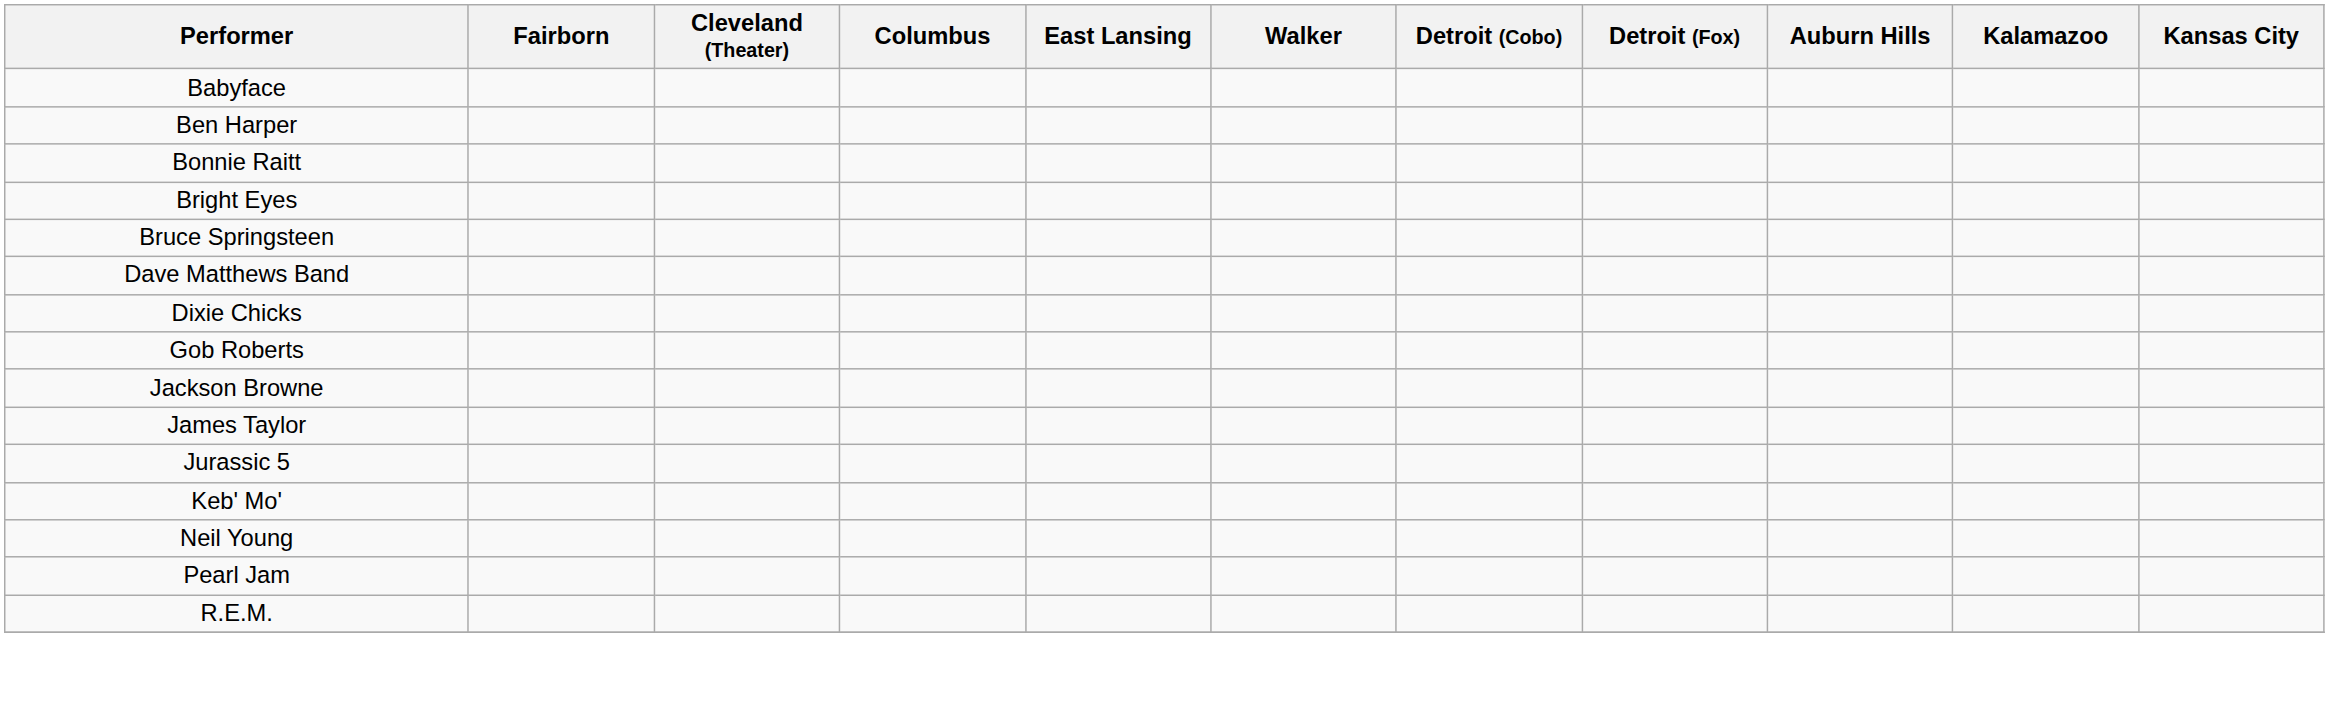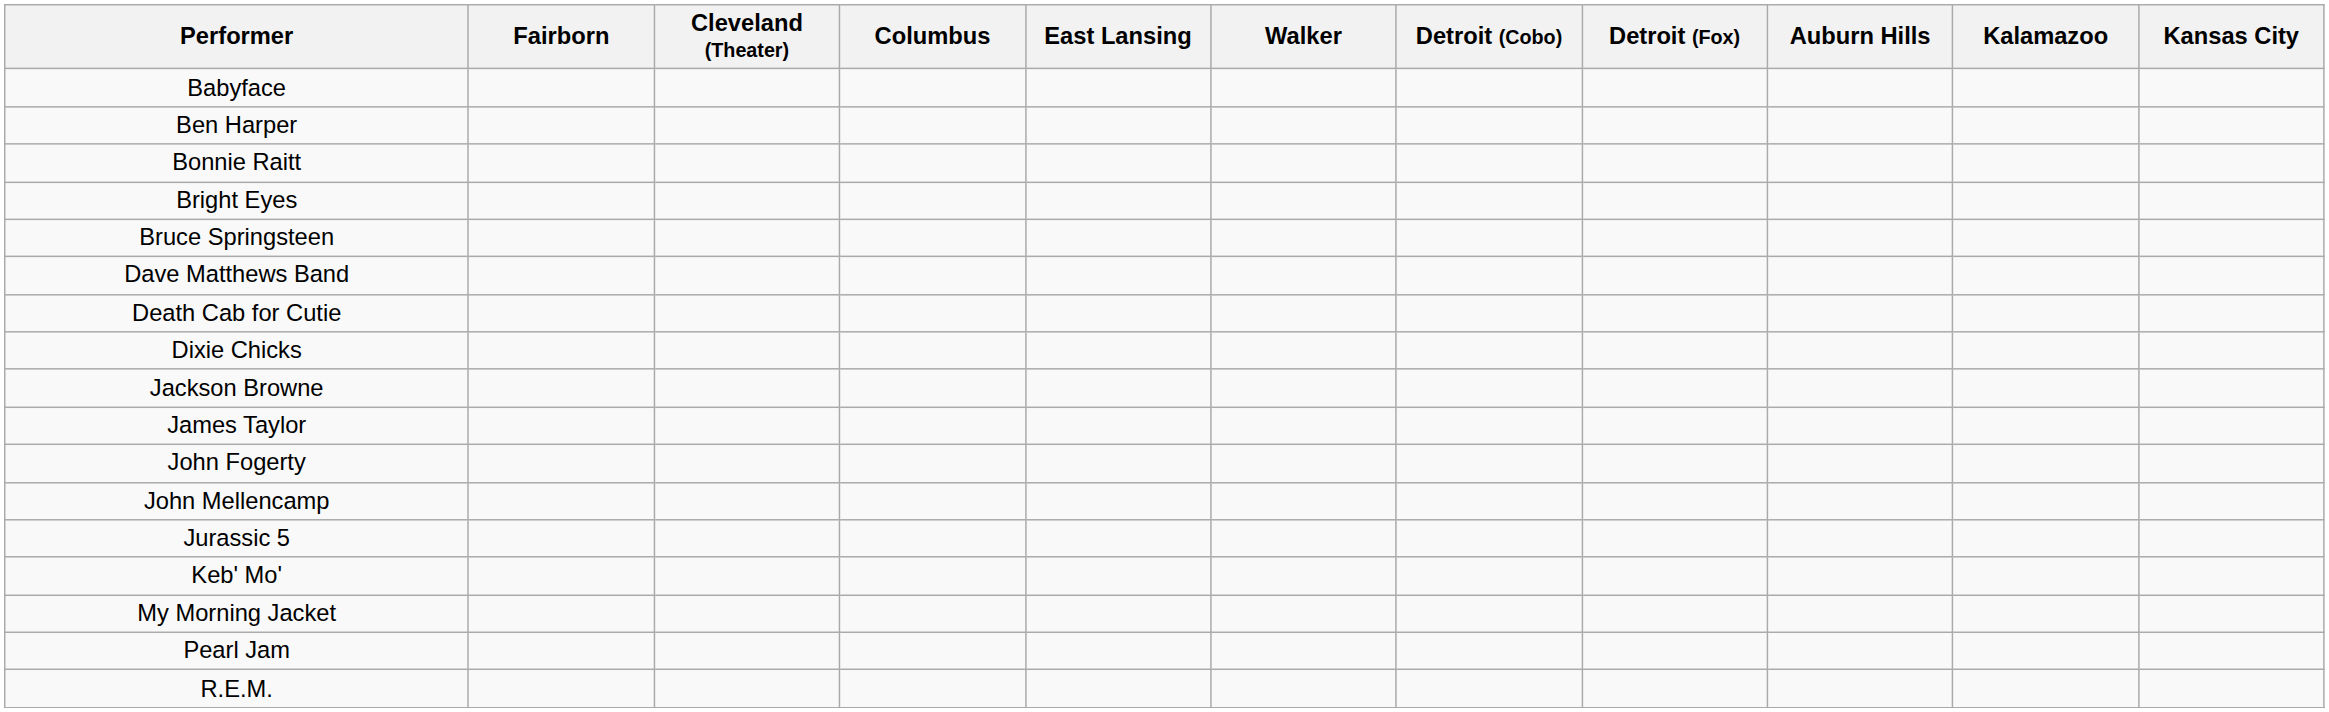+ row: (237, 312)
- row: (237, 350)
+ row: (237, 463)
+ row: (237, 500)
+ row: (237, 613)
- row: (237, 538)
